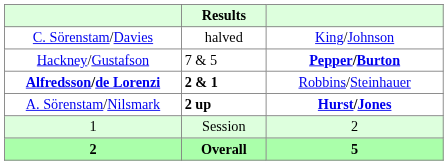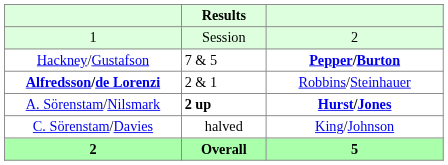rows swapped: (93, 37) <-> (93, 126)
(201, 82) bold -> (201, 82) normal
